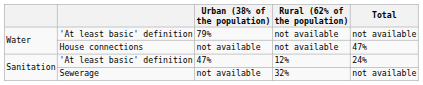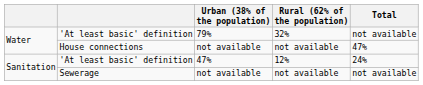(306, 34) not available -> (282, 34) 32%
(282, 74) 32% -> (306, 74) not available
